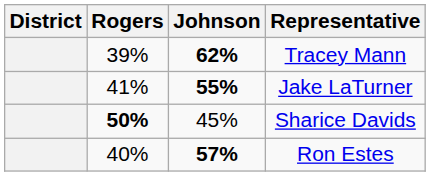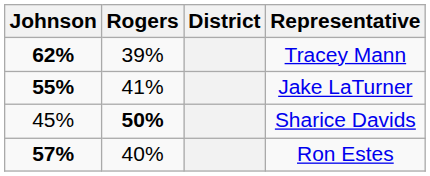columns swapped: (46, 21) <-> (217, 21)
